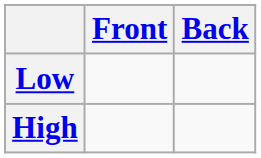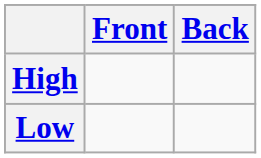rows swapped: (45, 127) <-> (45, 78)
